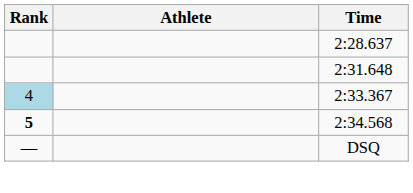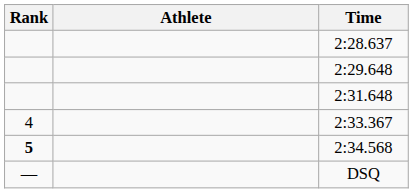+ row: (363, 69)
(29, 95) lightblue background -> (29, 122) no background
